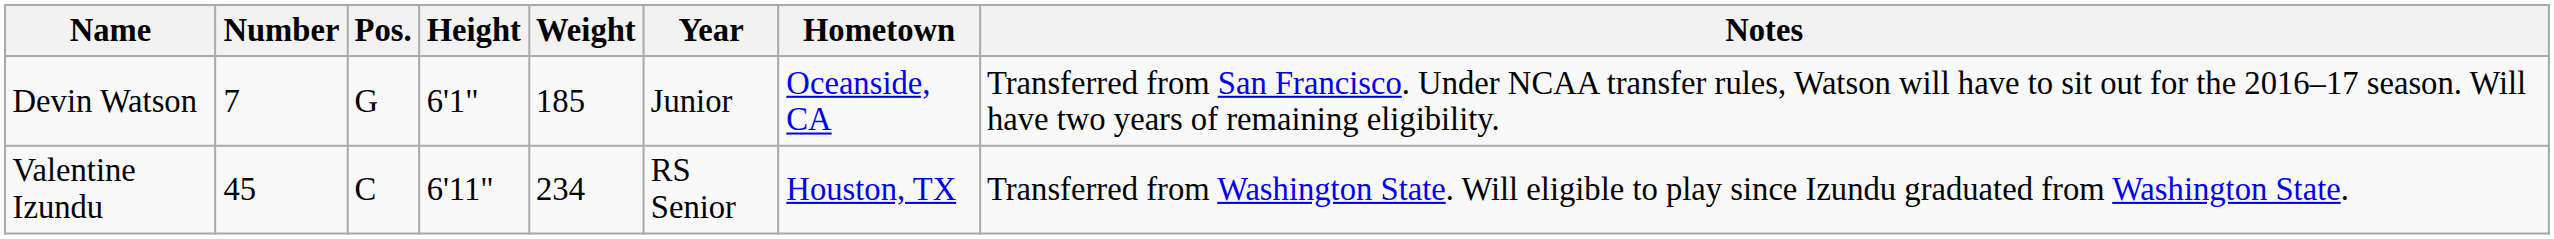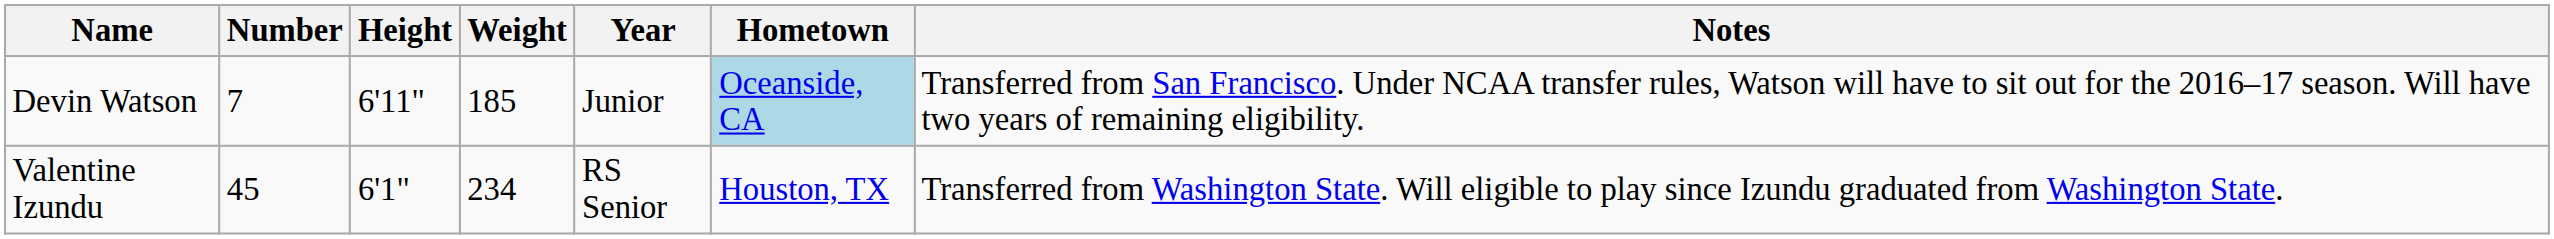- column: (383, 30)
(453, 100) 6'1" -> (391, 100) 6'11"
(858, 100) no background -> (791, 100) lightblue background
(460, 188) 6'11" -> (384, 188) 6'1"
